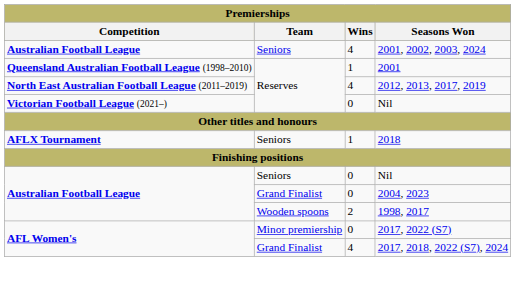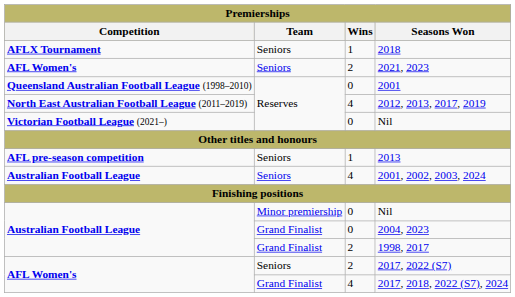rows swapped: (74, 49) <-> (54, 139)
+ row: (42, 67)
(350, 67) 1 -> (350, 85) 0
+ row: (75, 157)
(274, 175) Seniors -> (300, 211) Minor premiership
(293, 211) Wooden spoons -> (289, 247) Grand Finalist
(300, 229) Minor premiership -> (274, 265) Seniors
(350, 229) 0 -> (350, 265) 2
